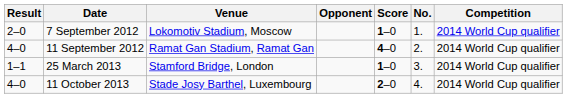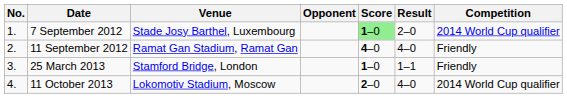columns swapped: (423, 13) <-> (24, 13)
(220, 31) Lokomotiv Stadium, Moscow -> (214, 31) Stade Josy Barthel, Luxembourg
(387, 31) no background -> (370, 31) lightgreen background
(498, 48) 2014 World Cup qualifier -> (457, 48) Friendly
(498, 66) 2014 World Cup qualifier -> (457, 66) Friendly
(230, 84) Stade Josy Barthel, Luxembourg -> (204, 84) Lokomotiv Stadium, Moscow
